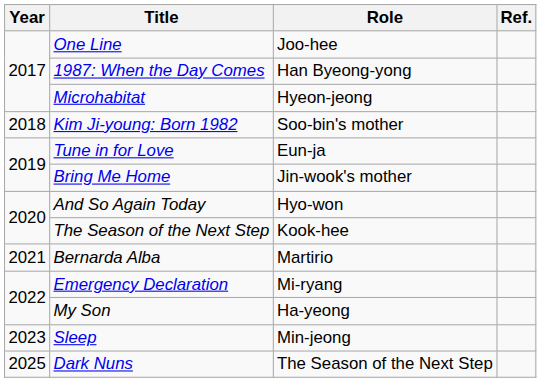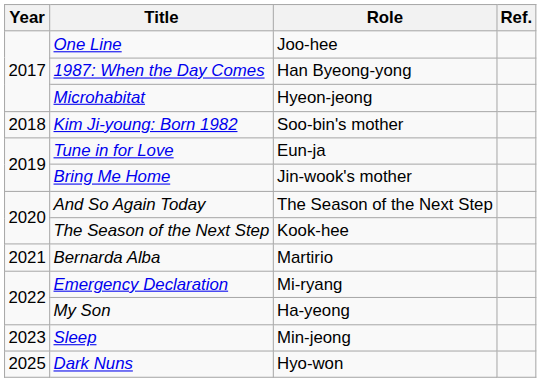(310, 204) Hyo-won -> (385, 204) The Season of the Next Step
(385, 364) The Season of the Next Step -> (310, 364) Hyo-won
